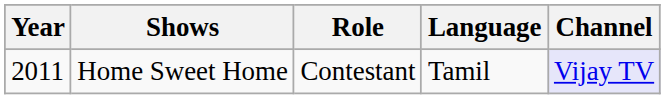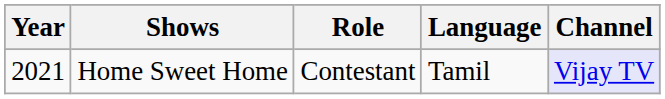(38, 71) 2011 -> (38, 71) 2021
